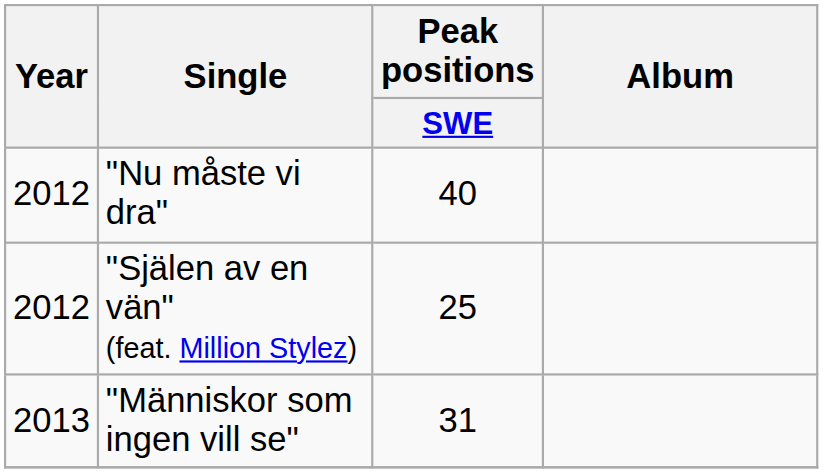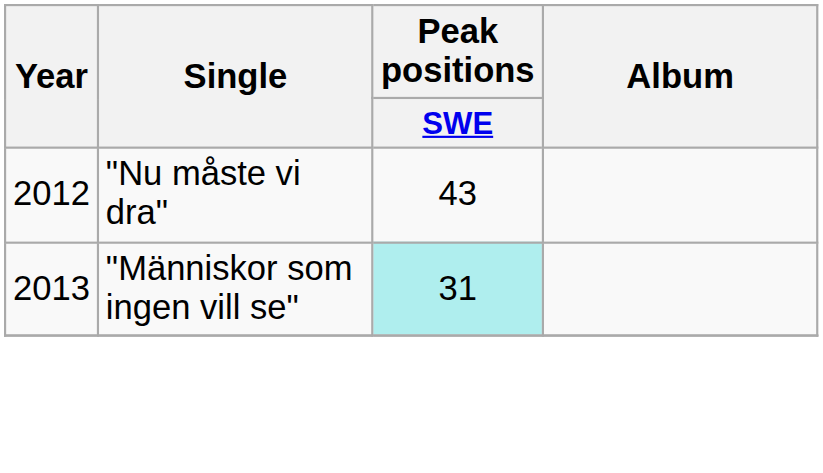(458, 194) 40 -> (458, 194) 43
- row: (231, 307)
(458, 420) no background -> (458, 287) paleturquoise background
